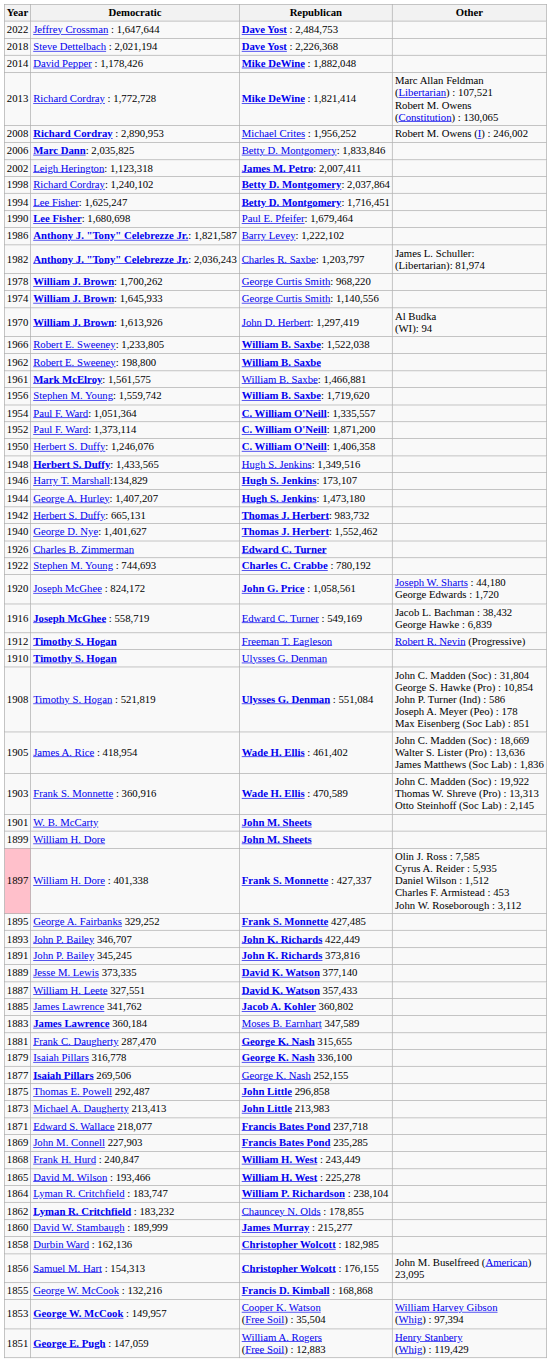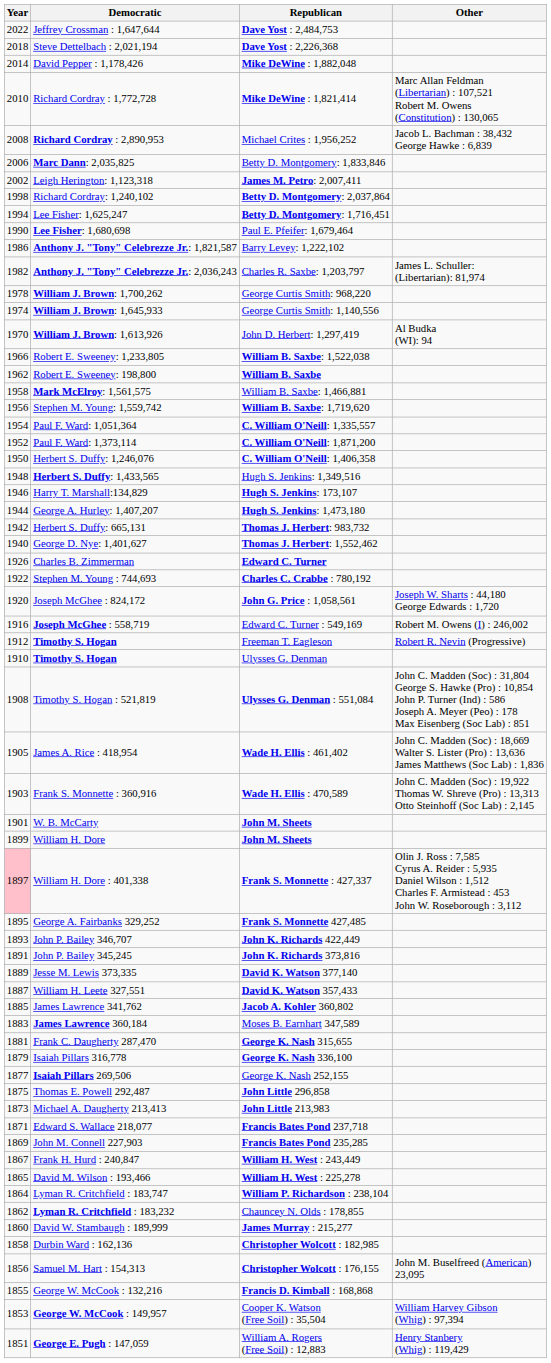(18, 99) 2013 -> (18, 99) 2010
(461, 134) Robert M. Owens (I) : 246,002 -> (454, 140) Jacob L. Bachman : 38,432 George Hawke : 6,839
(18, 379) 1961 -> (18, 391) 1958
(454, 618) Jacob L. Bachman : 38,432 George Hawke : 6,839 -> (461, 624) Robert M. Owens (I) : 246,002
(18, 1160) 1868 -> (18, 1160) 1867
